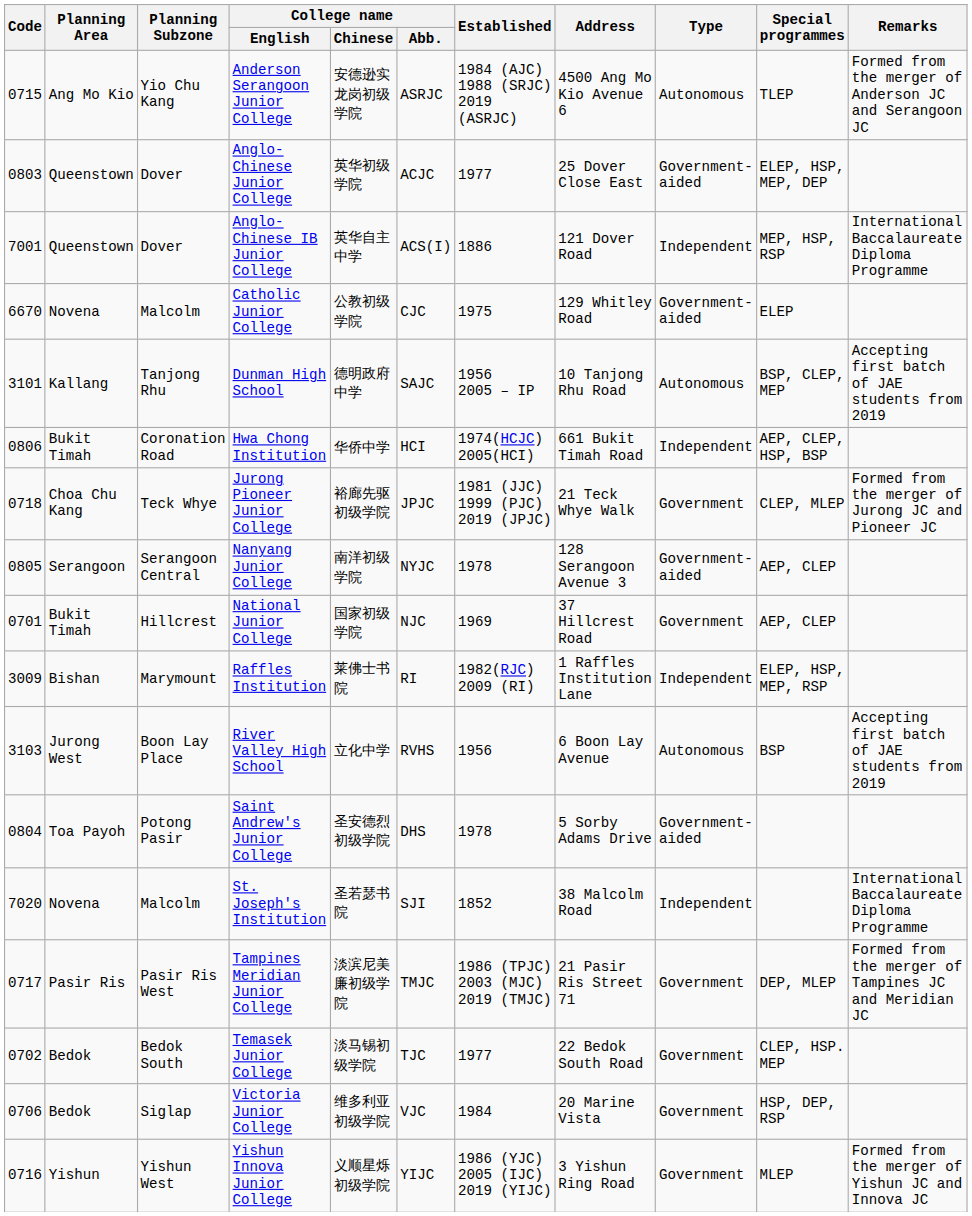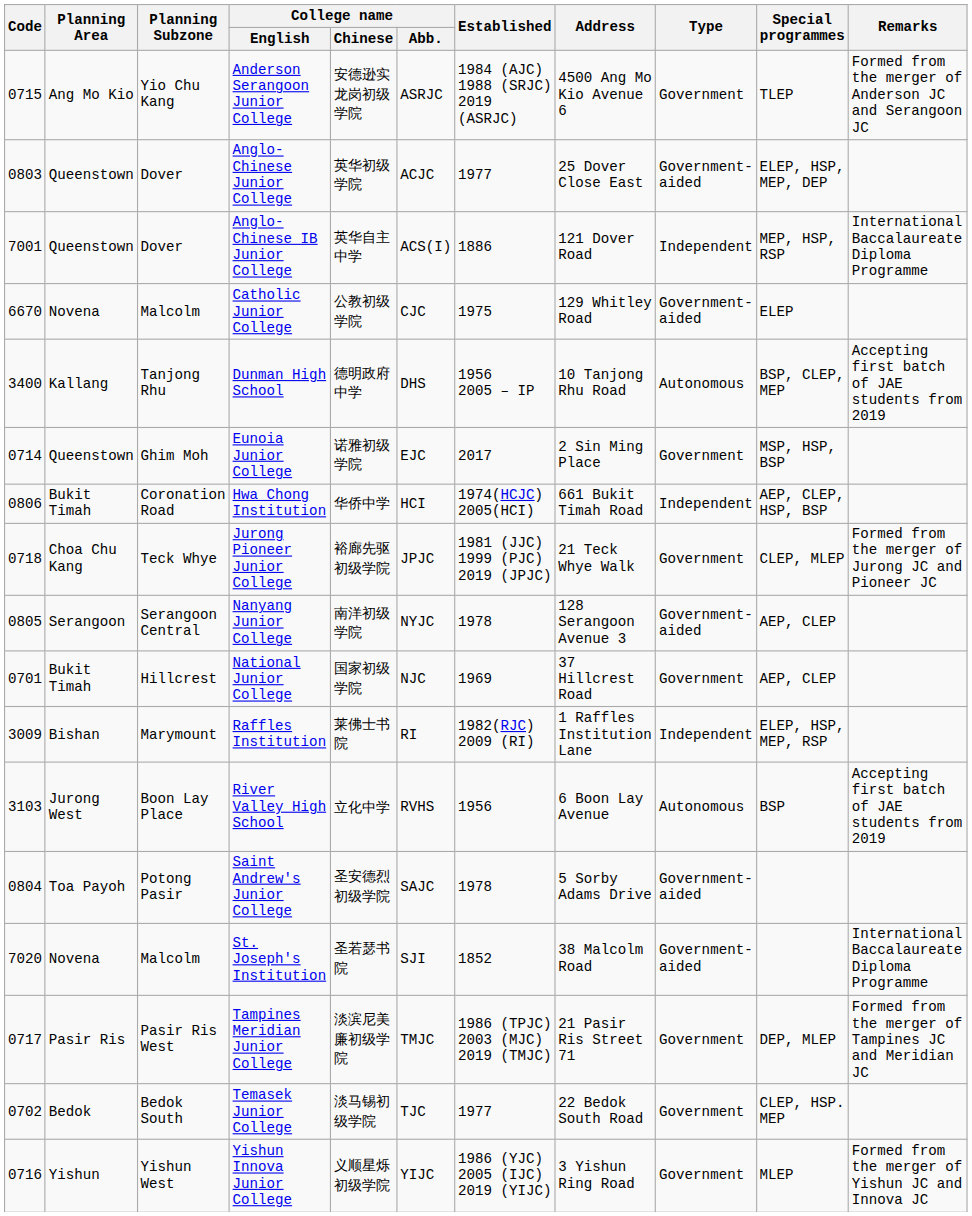(702, 95) Autonomous -> (702, 95) Government
(25, 384) 3101 -> (25, 384) 3400
(417, 384) SAJC -> (413, 384) DHS
+ row: (262, 456)
(413, 831) DHS -> (417, 887) SAJC
(706, 903) Independent -> (706, 959) Government-aided
- row: (267, 1112)
